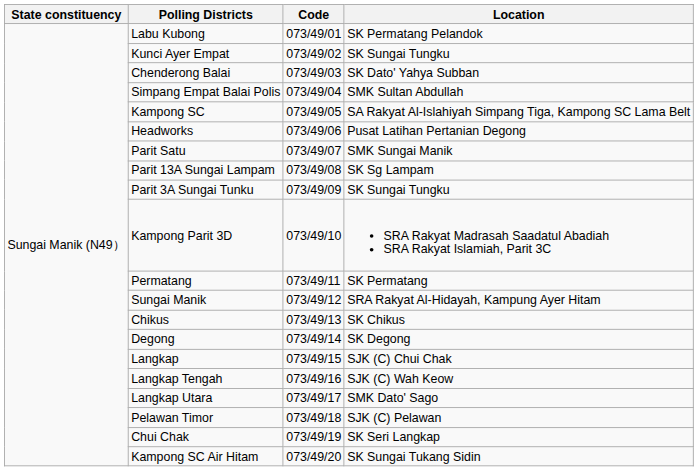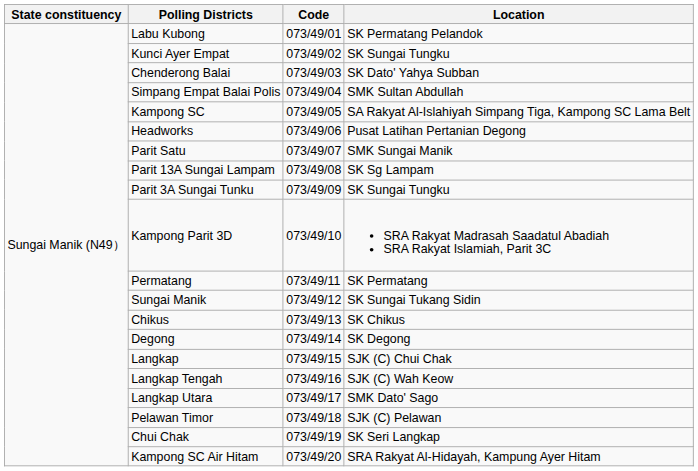(474, 300) SRA Rakyat Al-Hidayah, Kampung Ayer Hitam -> (414, 300) SK Sungai Tukang Sidin
(414, 456) SK Sungai Tukang Sidin -> (474, 456) SRA Rakyat Al-Hidayah, Kampung Ayer Hitam
